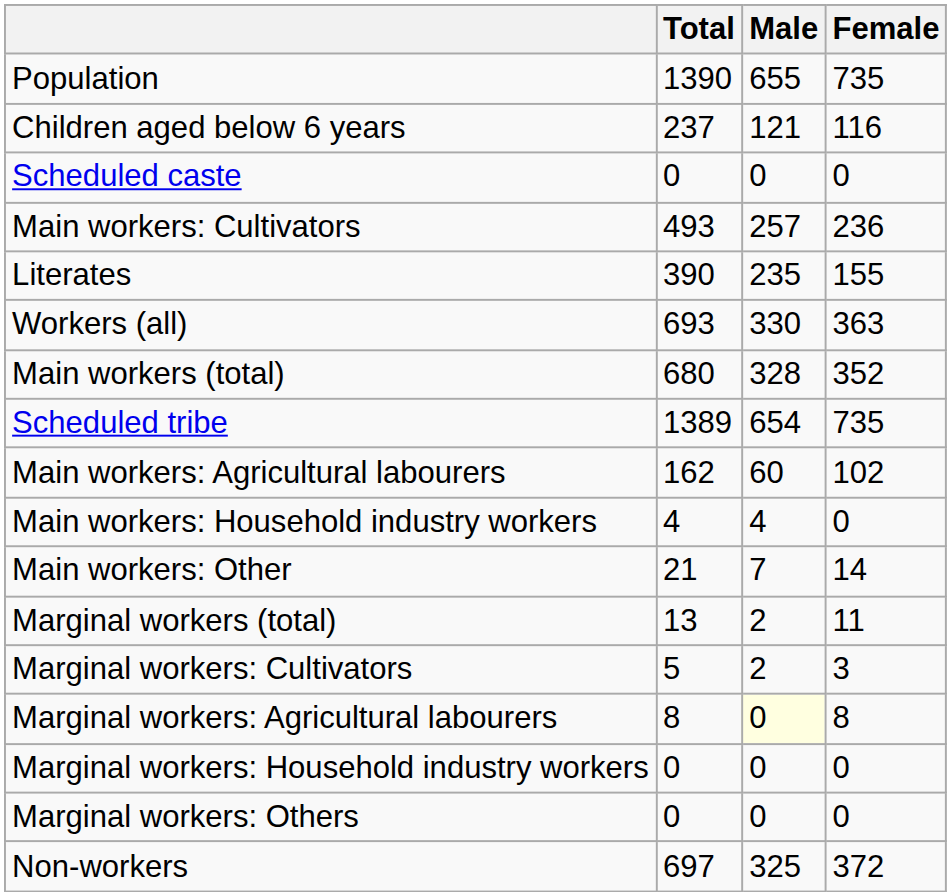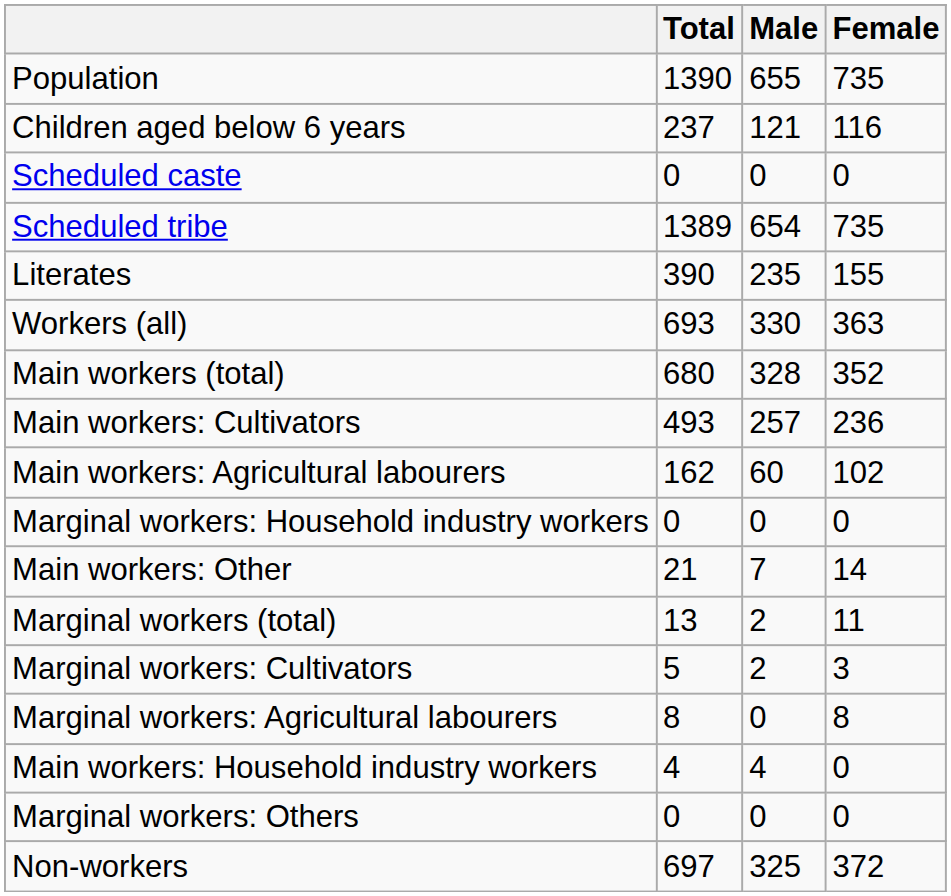rows swapped: (120, 422) <-> (186, 226)
rows swapped: (305, 521) <-> (330, 767)
(758, 718) lightyellow background -> (758, 718) no background
